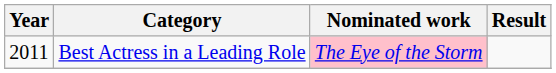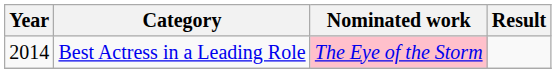(29, 52) 2011 -> (29, 52) 2014
